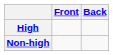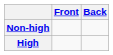rows swapped: (28, 27) <-> (28, 43)
